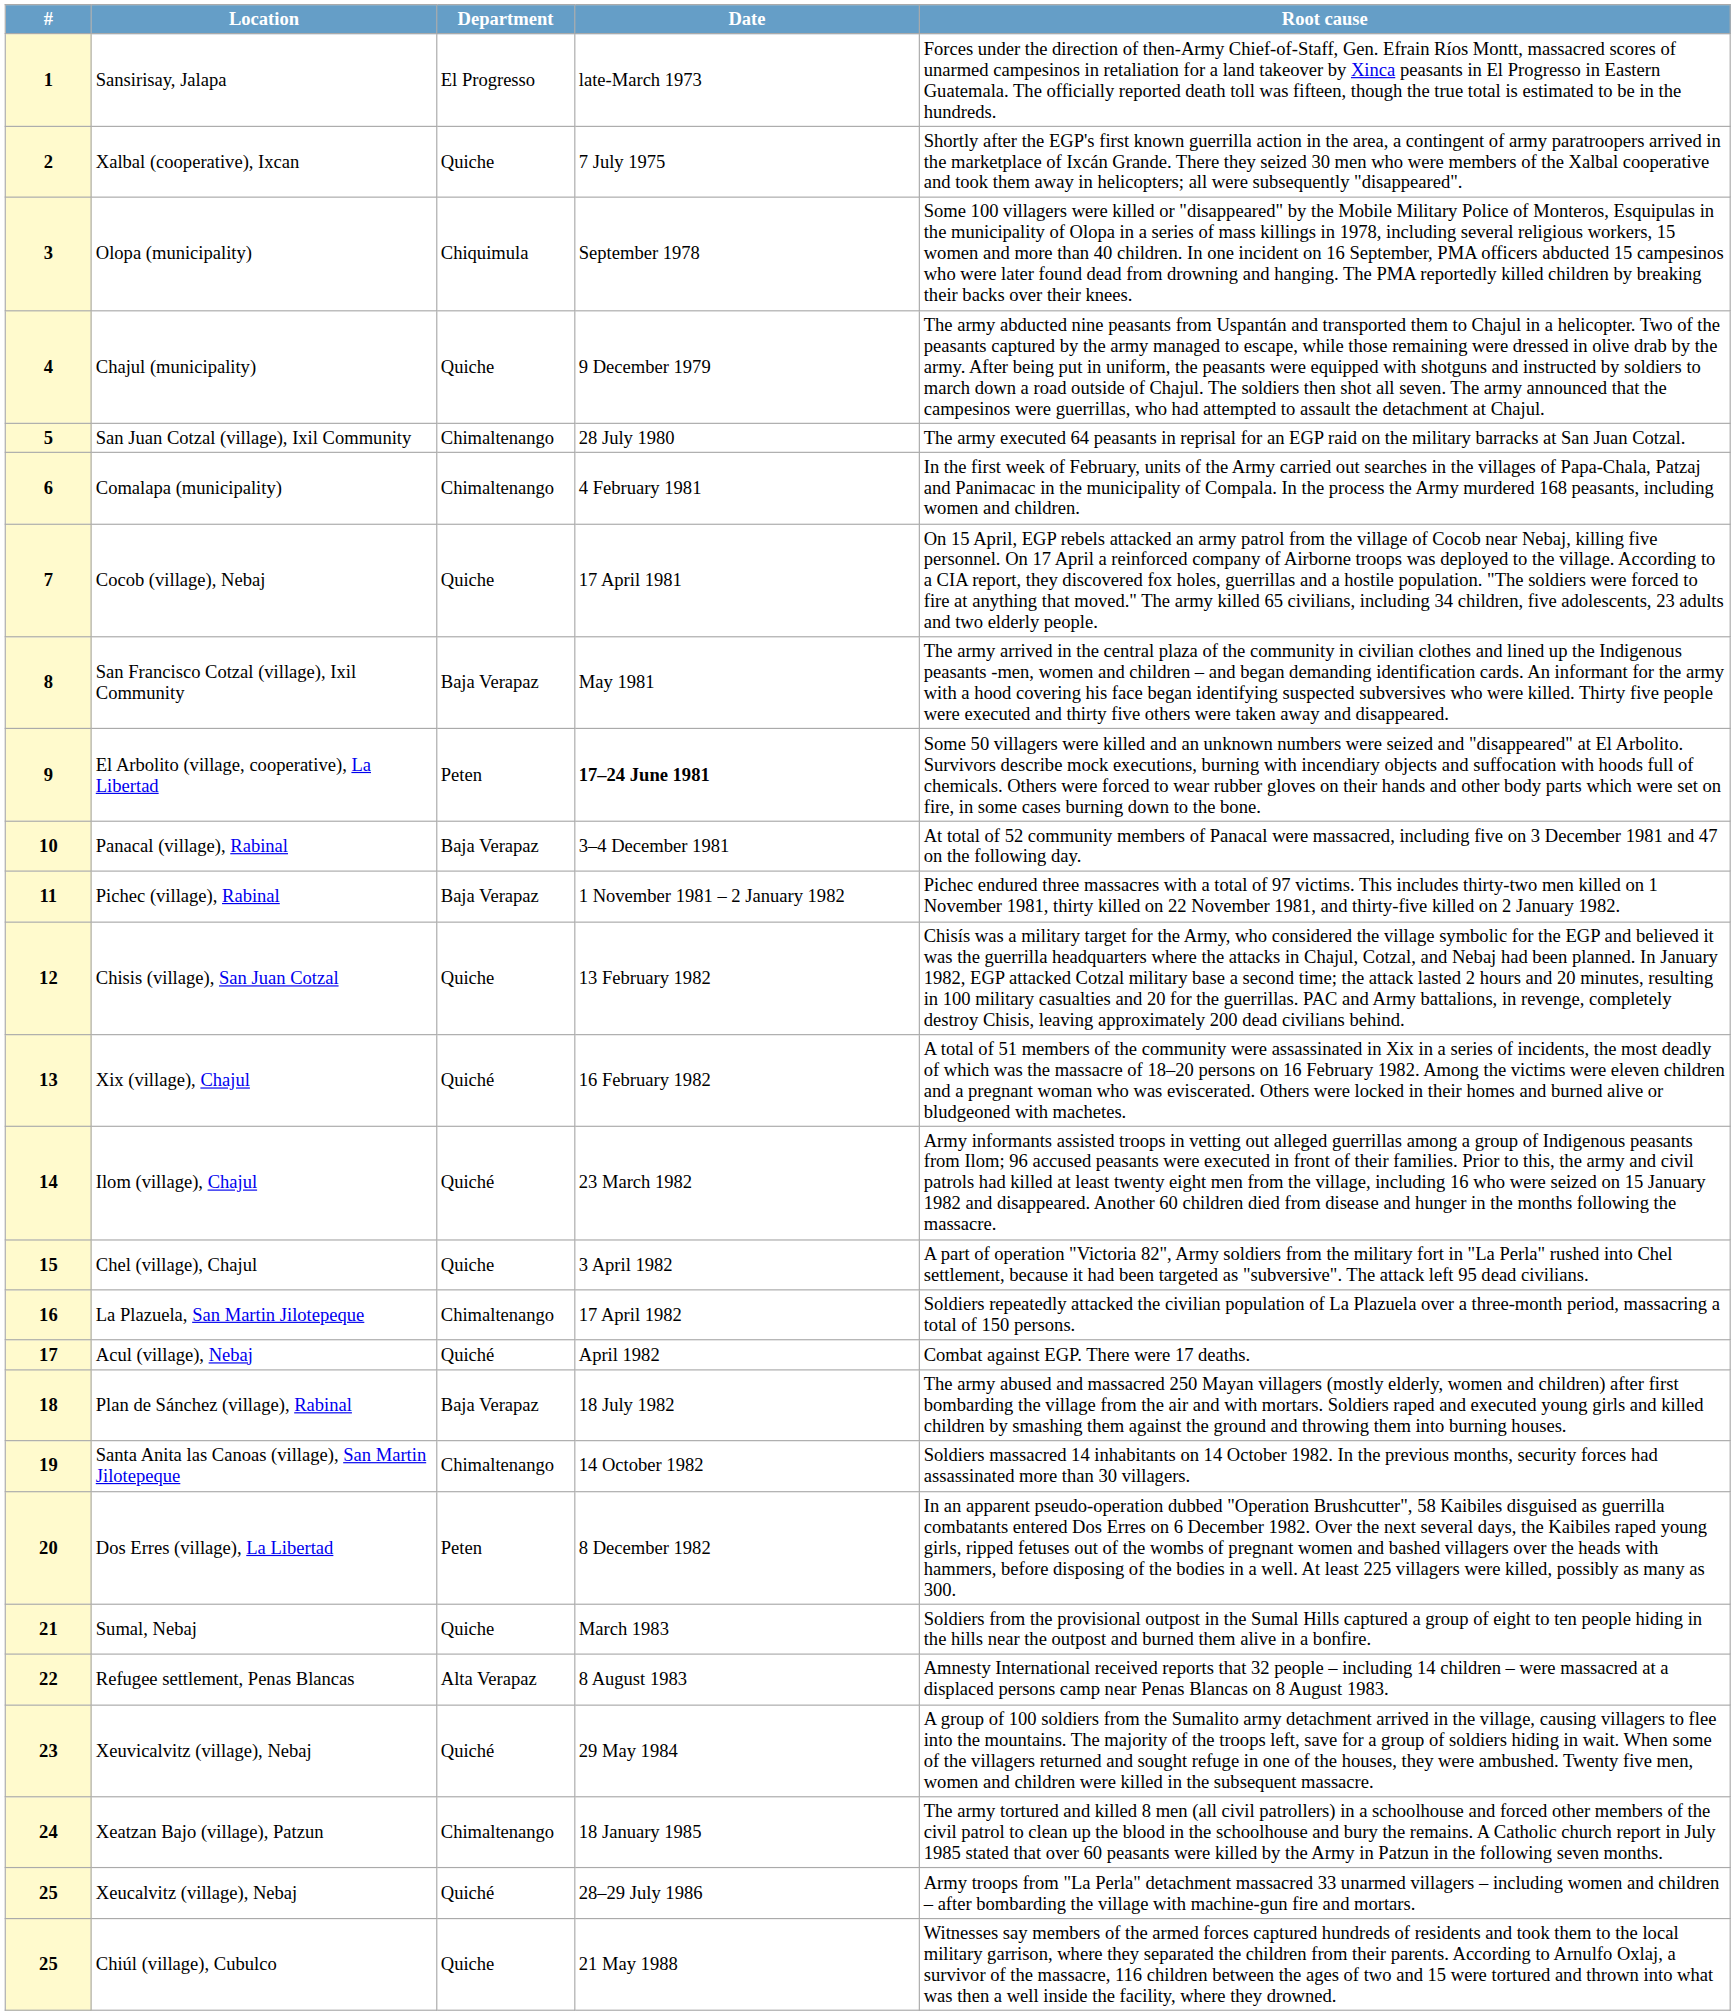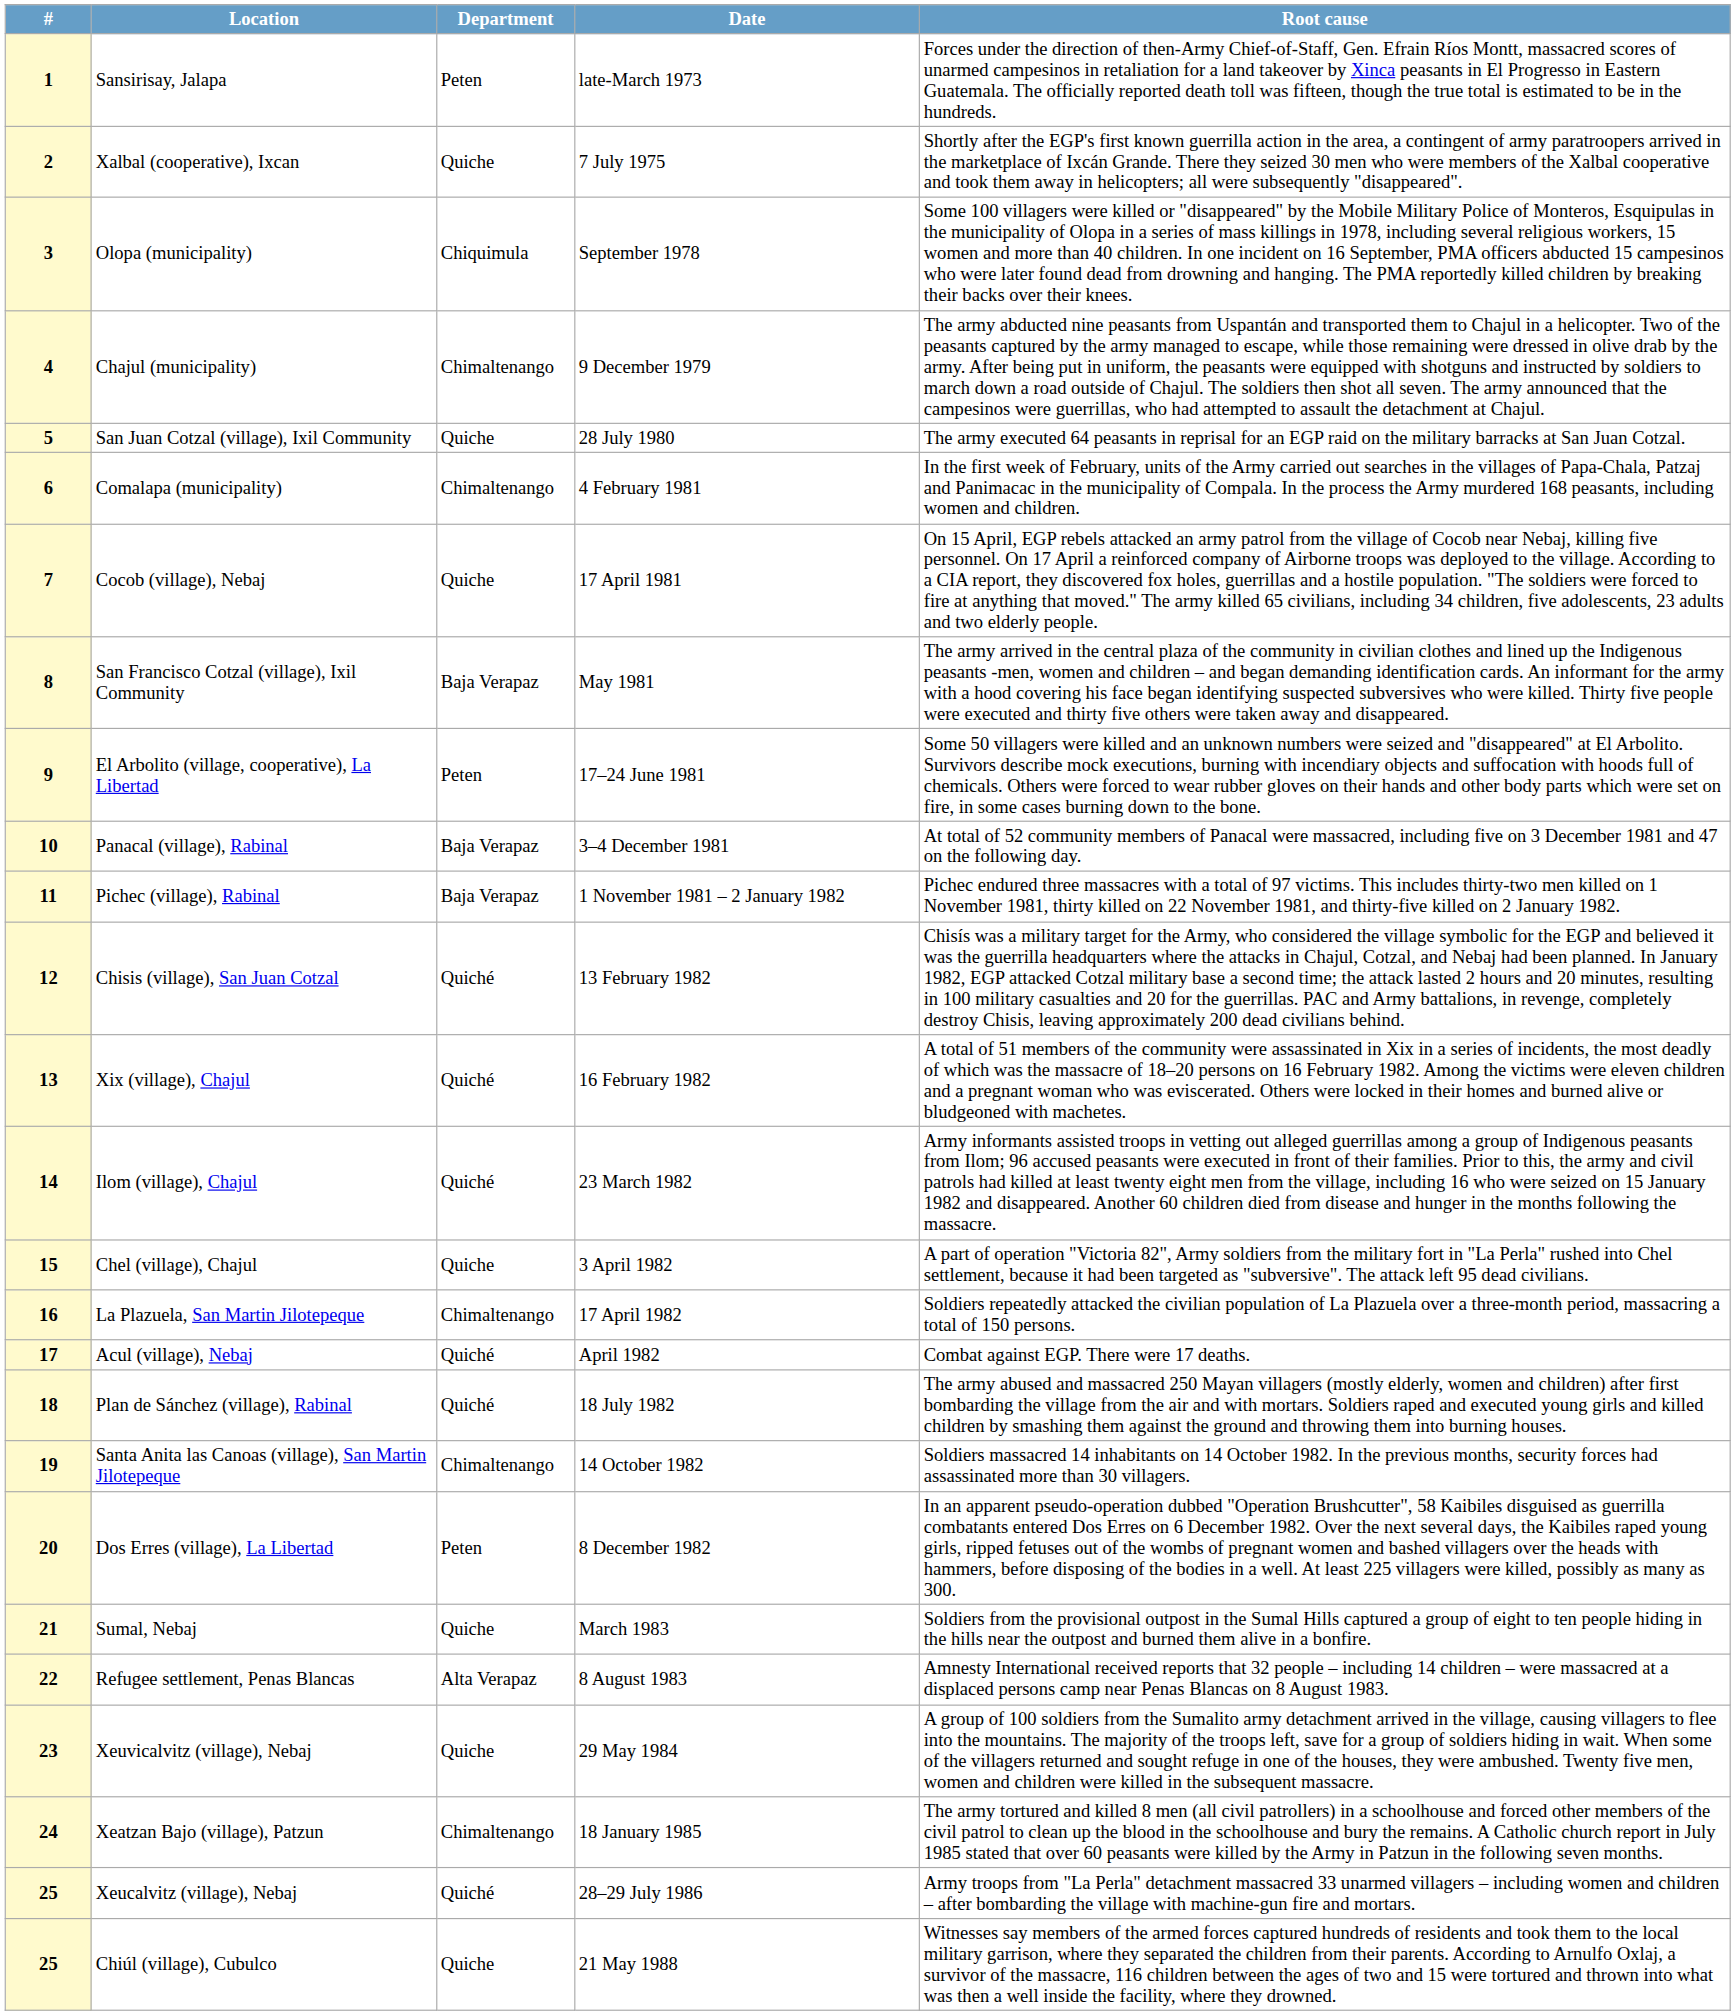(488, 79) El Progresso -> (461, 79) Peten
(468, 366) Quiche -> (497, 366) Chimaltenango
(497, 437) Chimaltenango -> (468, 437) Quiche
(644, 774) bold -> (642, 774) normal
(468, 977) Quiche -> (468, 977) Quiché
(490, 1405) Baja Verapaz -> (468, 1405) Quiché
(468, 1750) Quiché -> (468, 1750) Quiche
